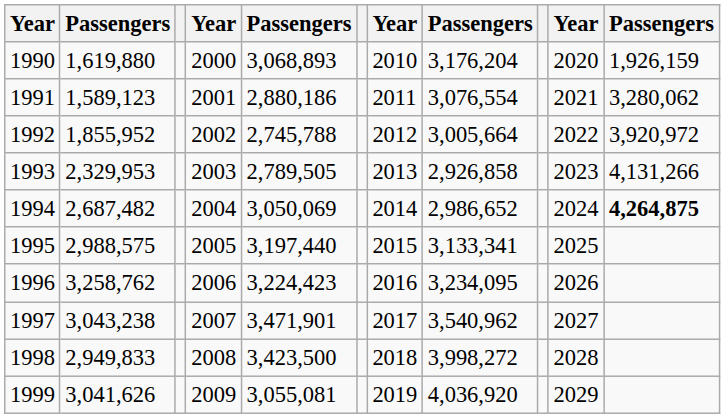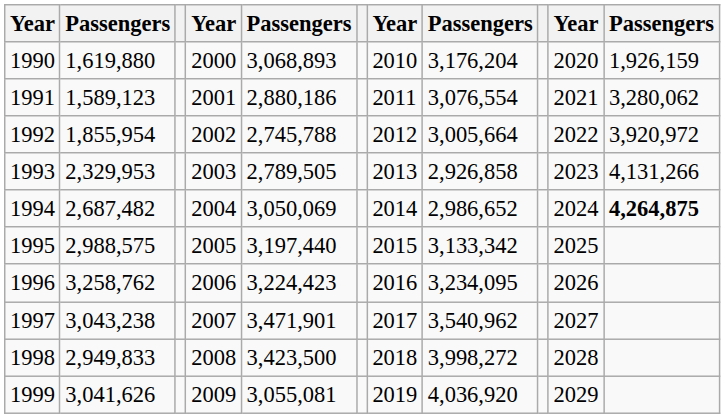(110, 134) 1,855,952 -> (110, 134) 1,855,954
(473, 245) 3,133,341 -> (473, 245) 3,133,342
